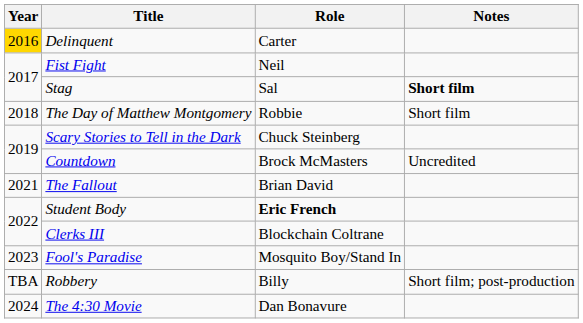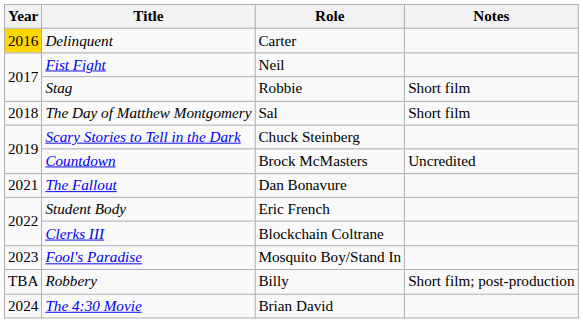(268, 88) Sal -> (280, 88) Robbie
(441, 88) bold -> (439, 88) normal
(280, 112) Robbie -> (268, 112) Sal
(296, 185) Brian David -> (303, 185) Dan Bonavure
(297, 209) bold -> (294, 209) normal
(303, 305) Dan Bonavure -> (296, 305) Brian David
